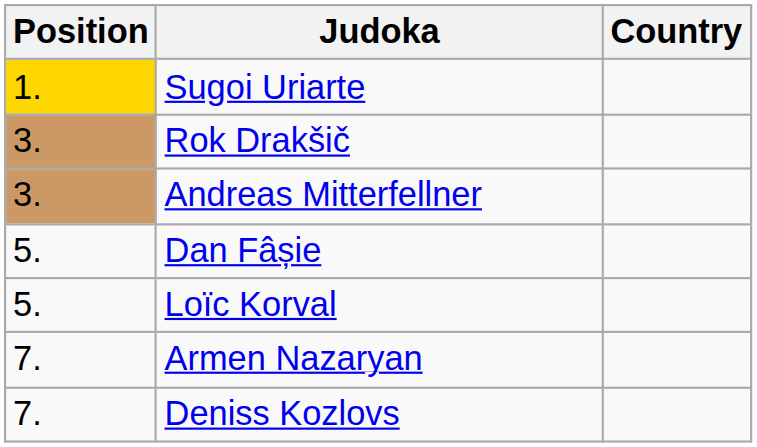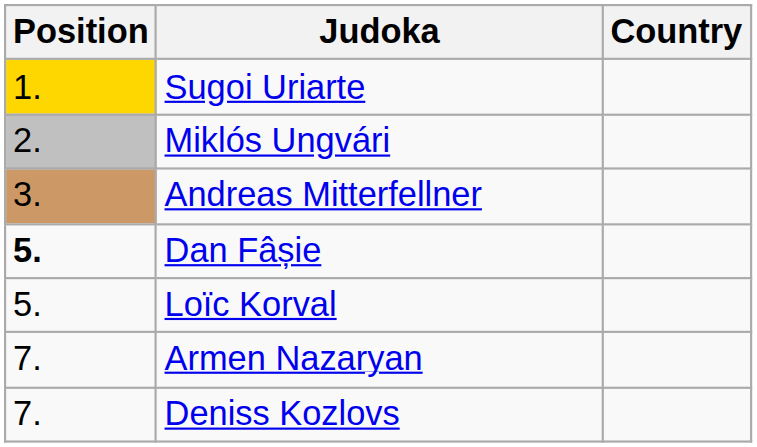+ row: (277, 140)
- row: (257, 140)
(27, 250) normal -> (27, 250) bold
